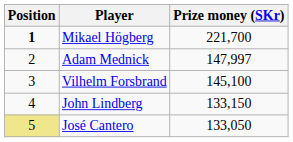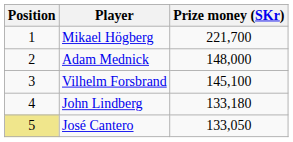(32, 37) bold -> (32, 37) normal
(229, 59) 147,997 -> (229, 59) 148,000
(229, 103) 133,150 -> (229, 103) 133,180
